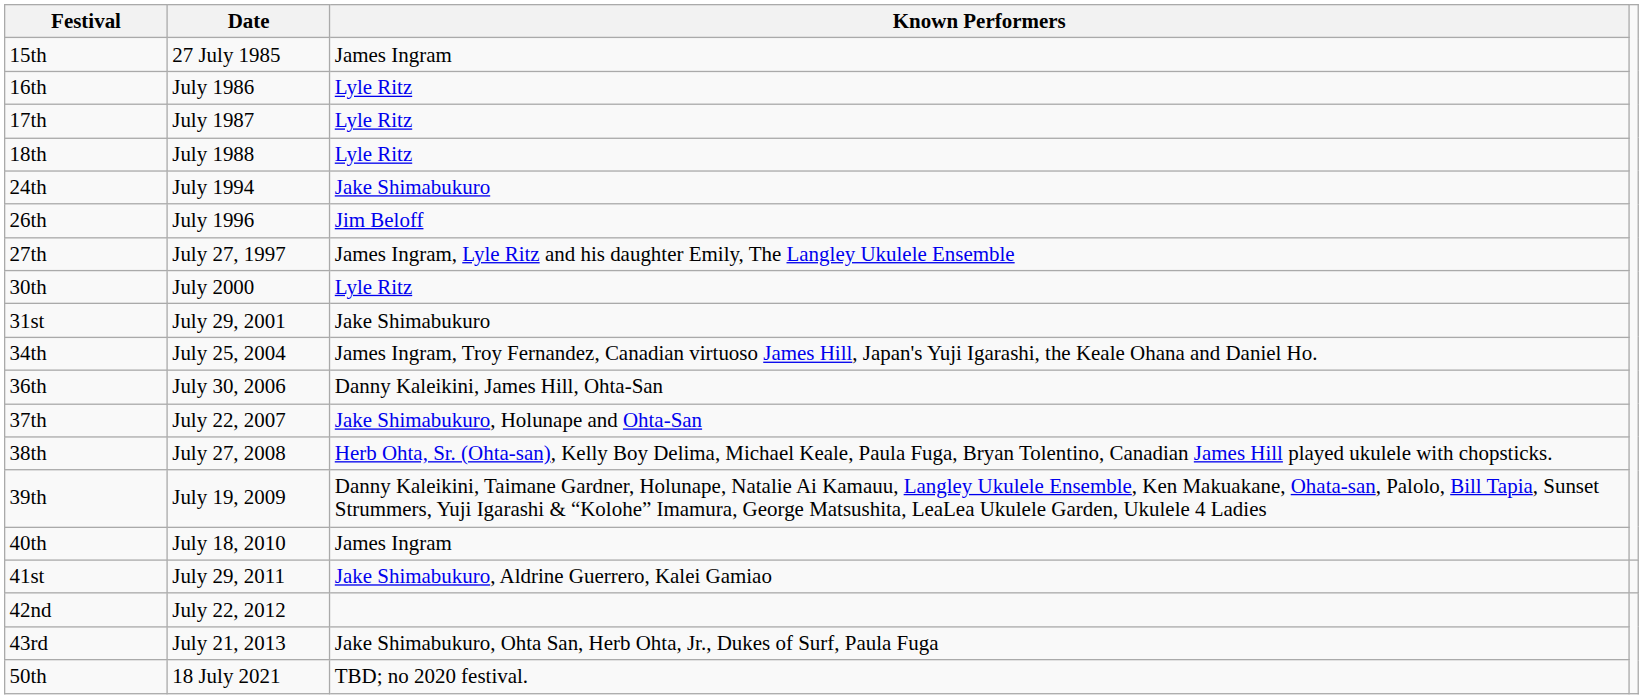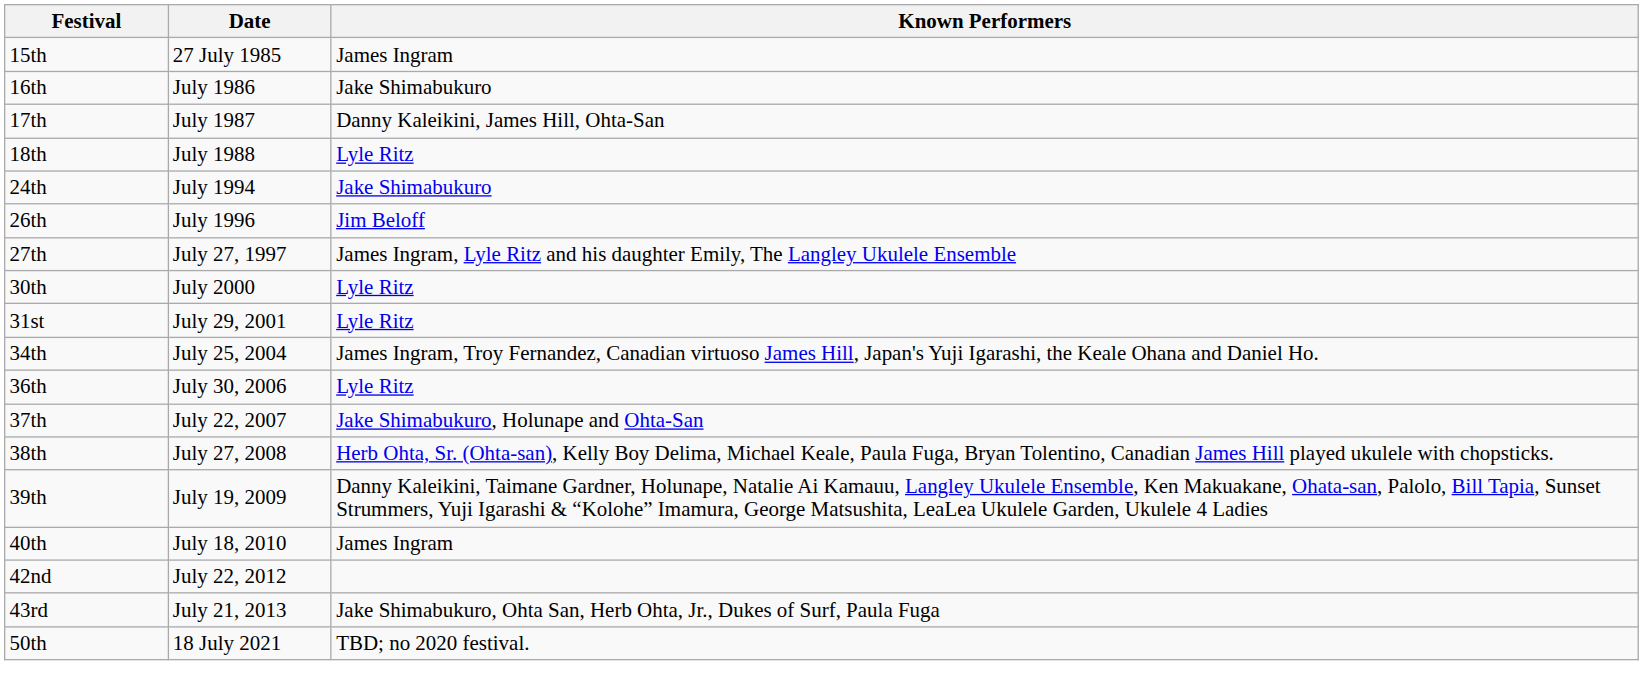(373, 87) Lyle Ritz -> (414, 87) Jake Shimabukuro
(373, 120) Lyle Ritz -> (500, 120) Danny Kaleikini, James Hill, Ohta-San
(412, 320) Jake Shimabukuro -> (375, 320) Lyle Ritz
(499, 386) Danny Kaleikini, James Hill, Ohta-San -> (375, 386) Lyle Ritz
- row: (27, 576)
